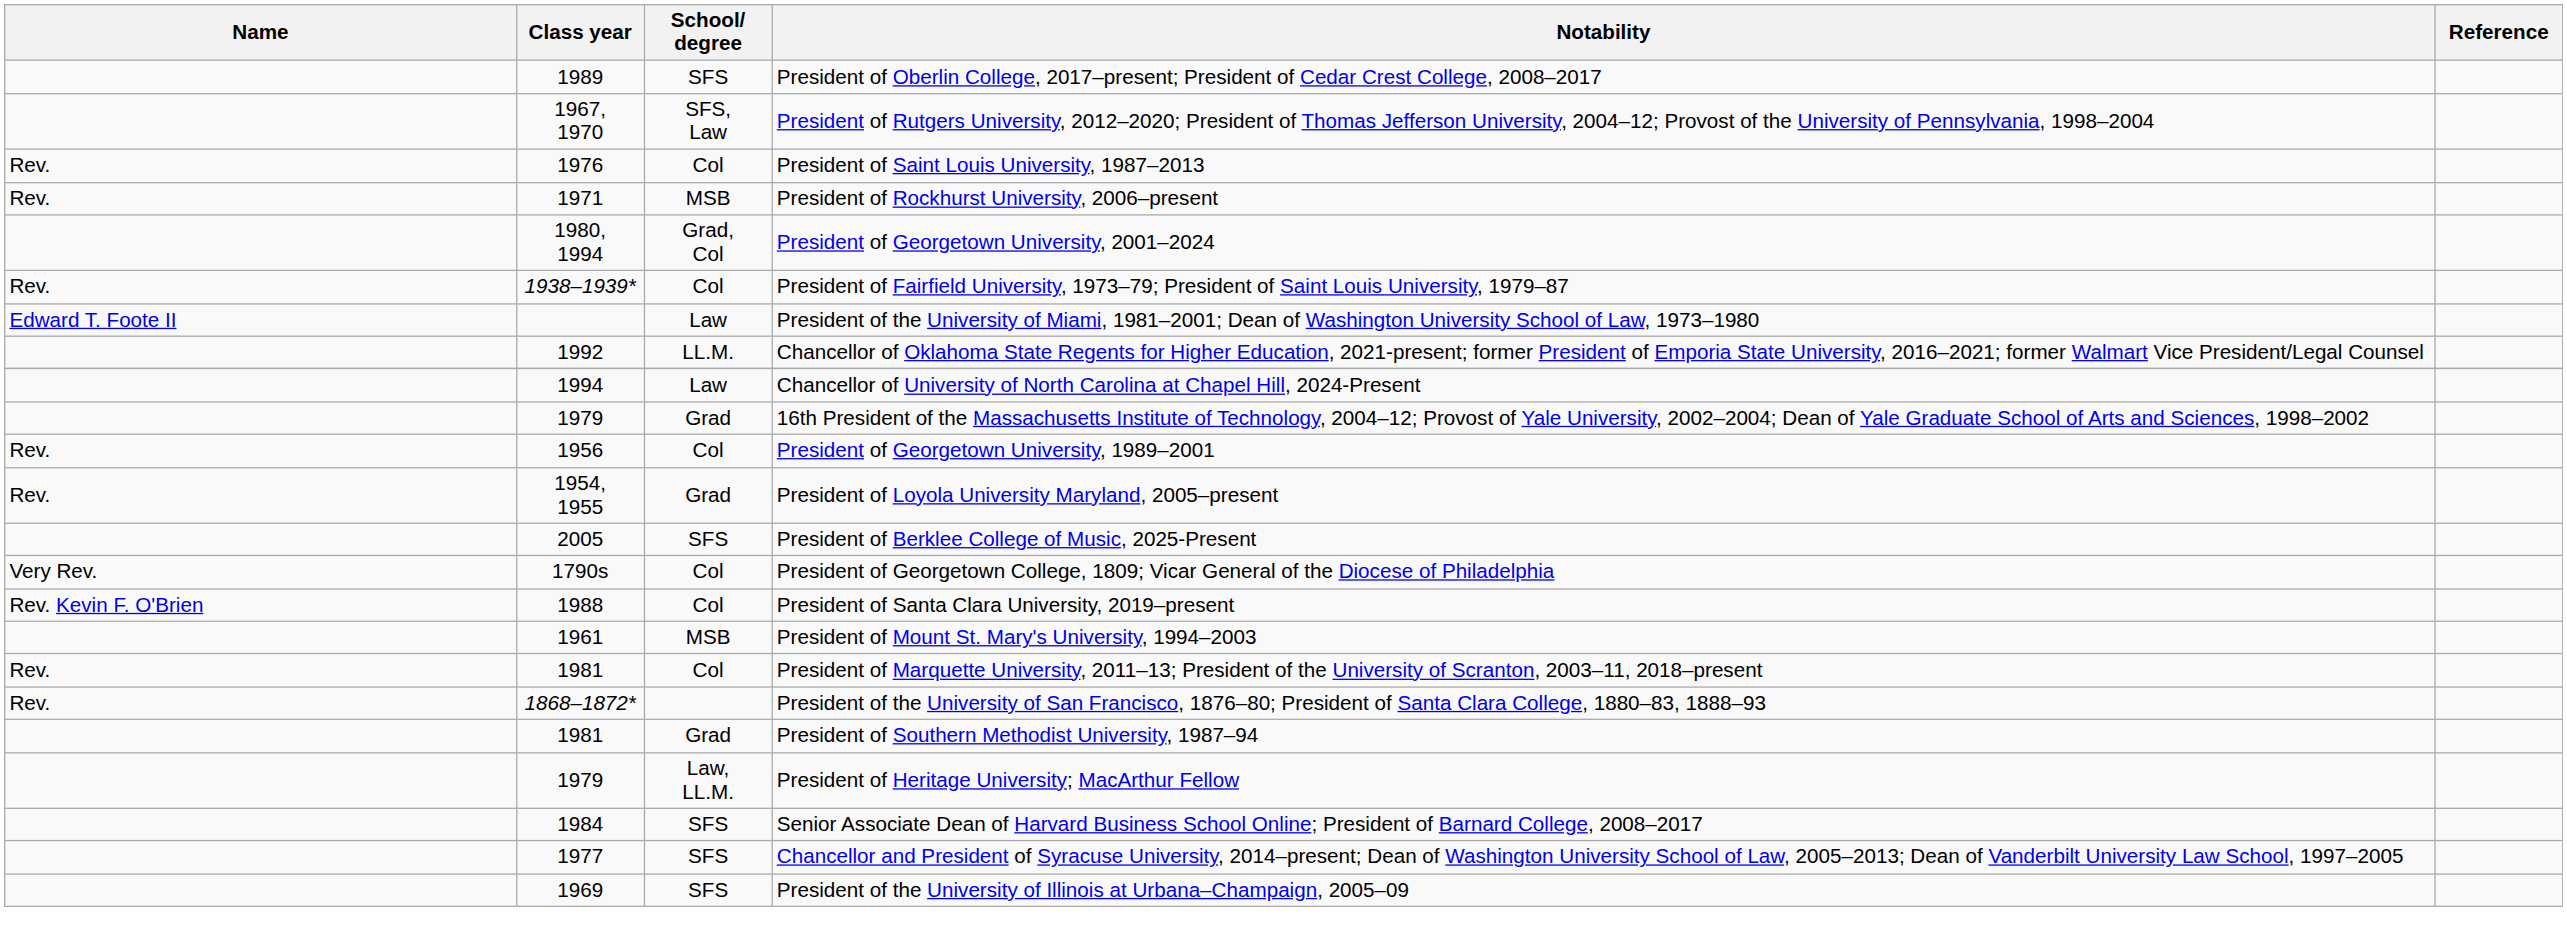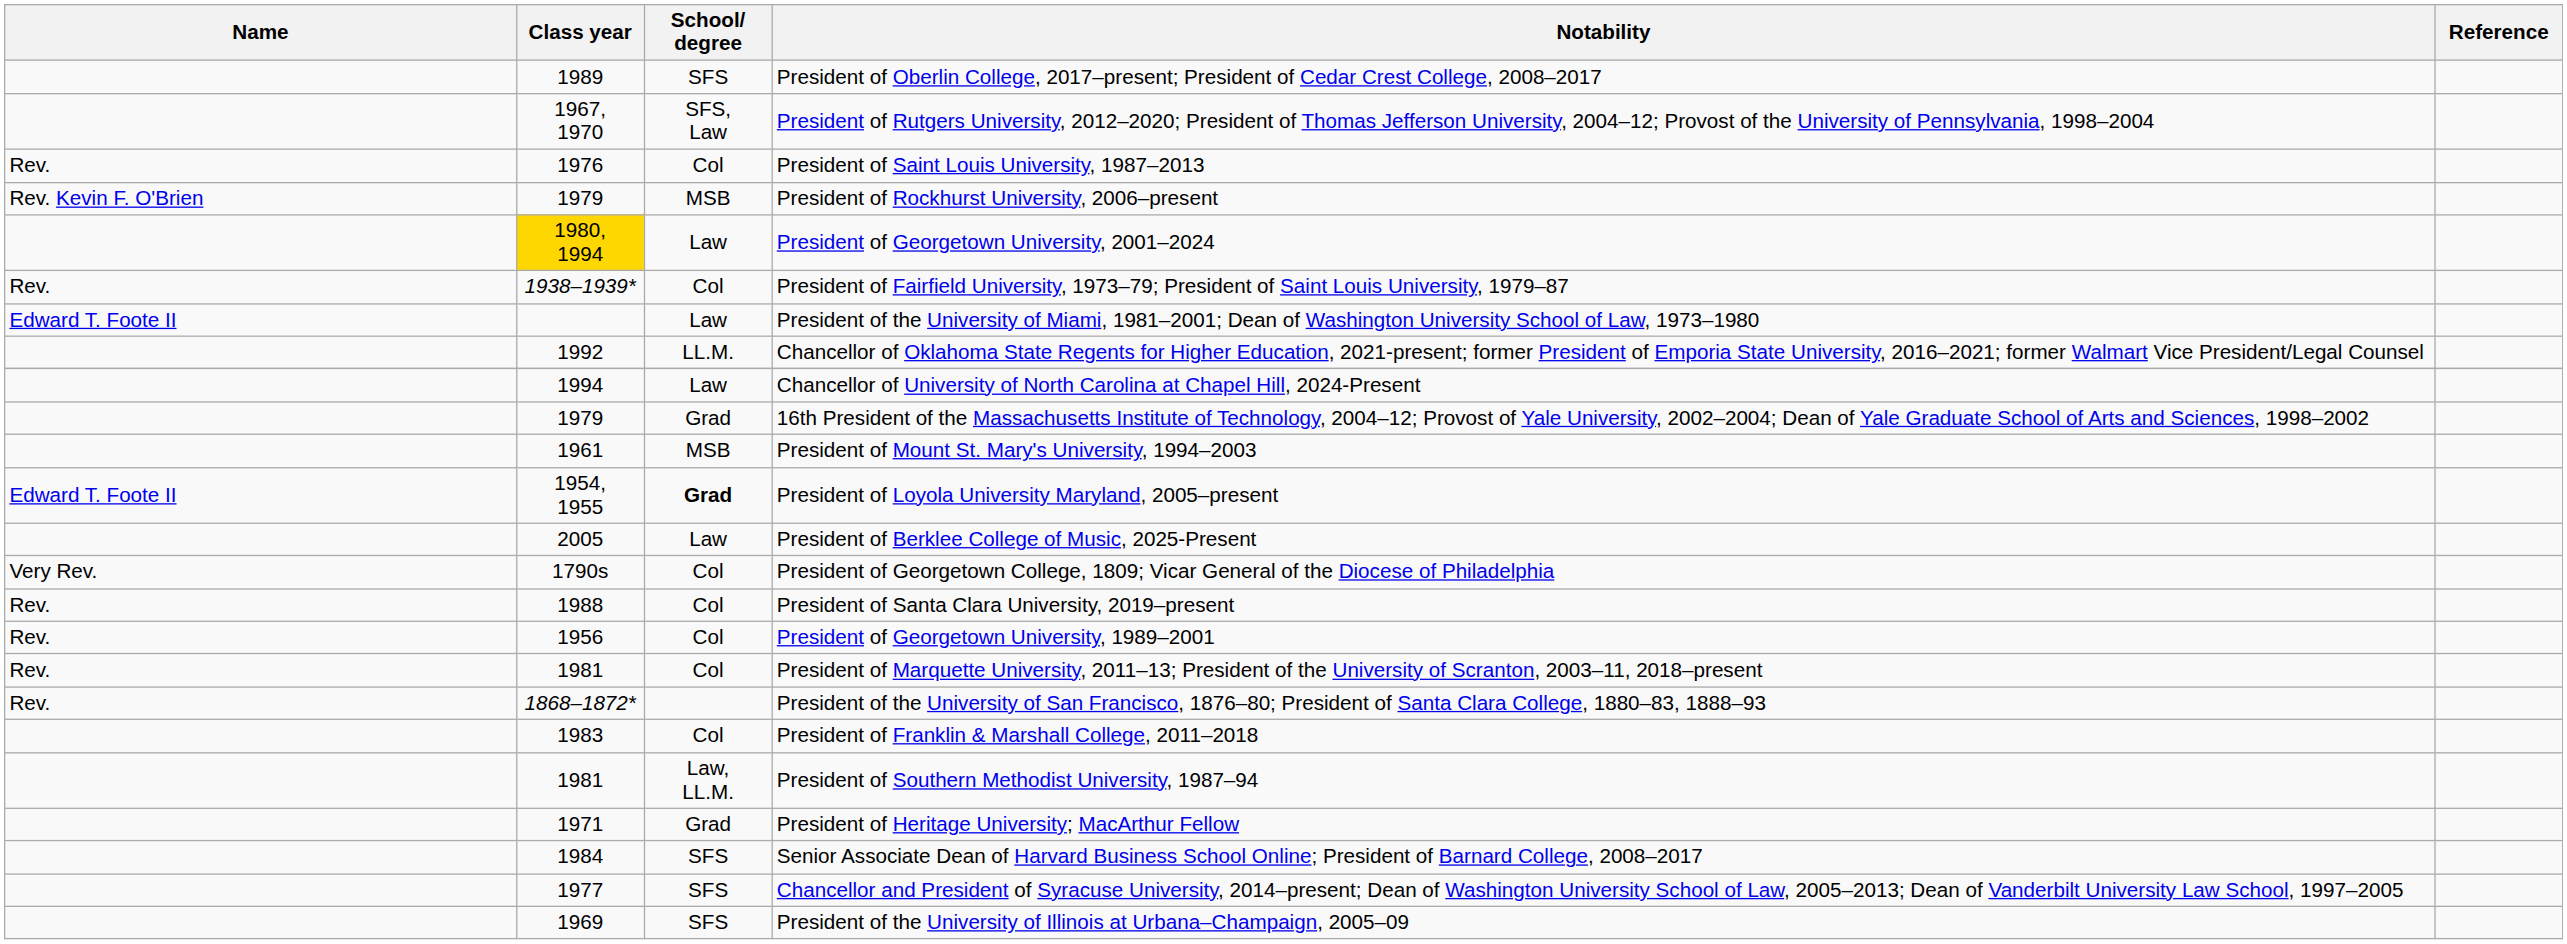(30, 198) Rev. -> (106, 198) Rev. Kevin F. O'Brien
(580, 198) 1971 -> (580, 198) 1979
(580, 242) no background -> (580, 242) gold background
(708, 242) Grad, Col -> (708, 242) Law
rows swapped: (1017, 637) <-> (996, 450)
(30, 494) Rev. -> (93, 494) Edward T. Foote II
(708, 494) normal -> (708, 494) bold
(708, 539) SFS -> (708, 539) Law
(106, 604) Rev. Kevin F. O'Brien -> (30, 604) Rev.
+ row: (1018, 735)
(708, 735) Grad -> (708, 780) Law, LL.M.
(580, 780) 1979 -> (580, 824) 1971
(708, 780) Law, LL.M. -> (708, 824) Grad
